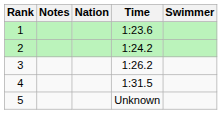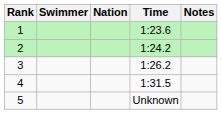columns swapped: (190, 13) <-> (54, 13)
